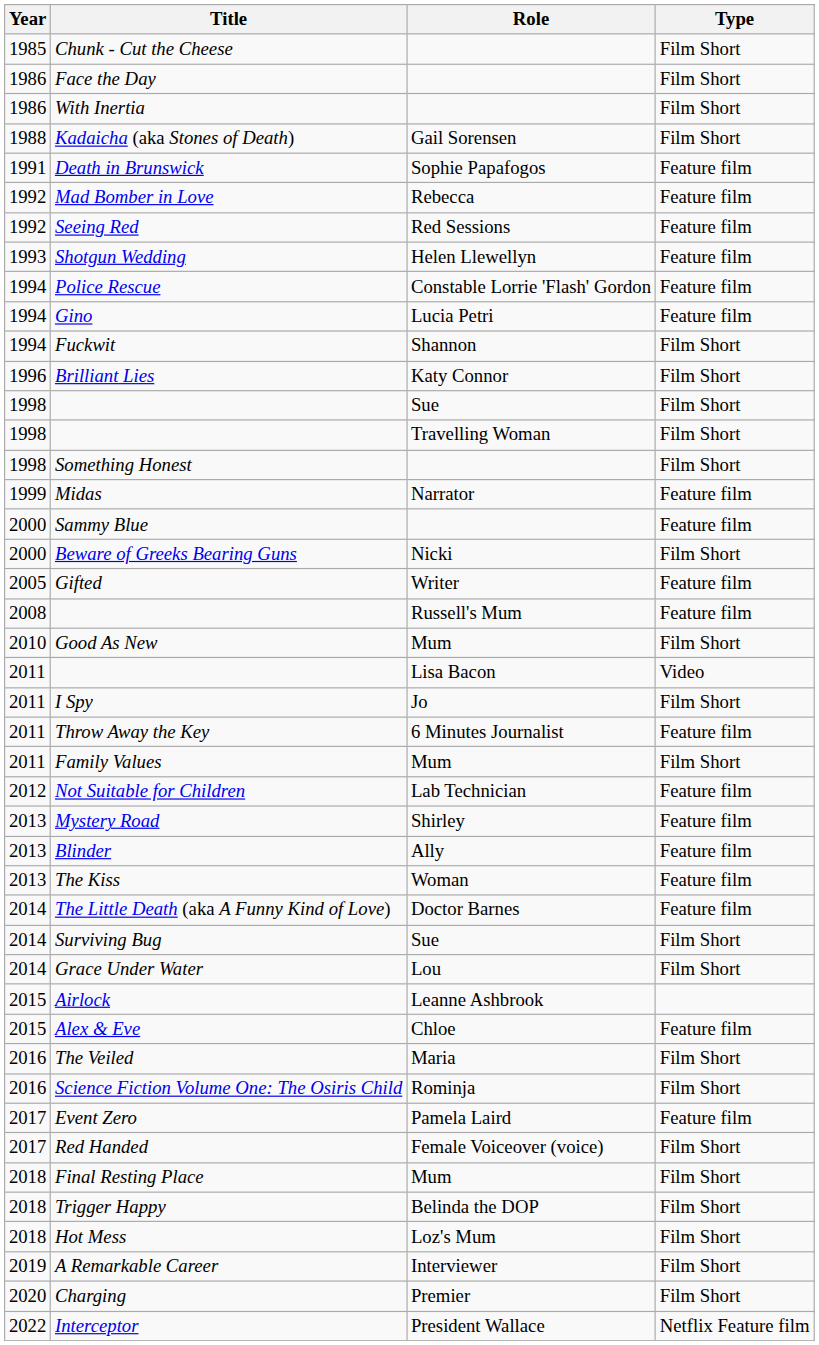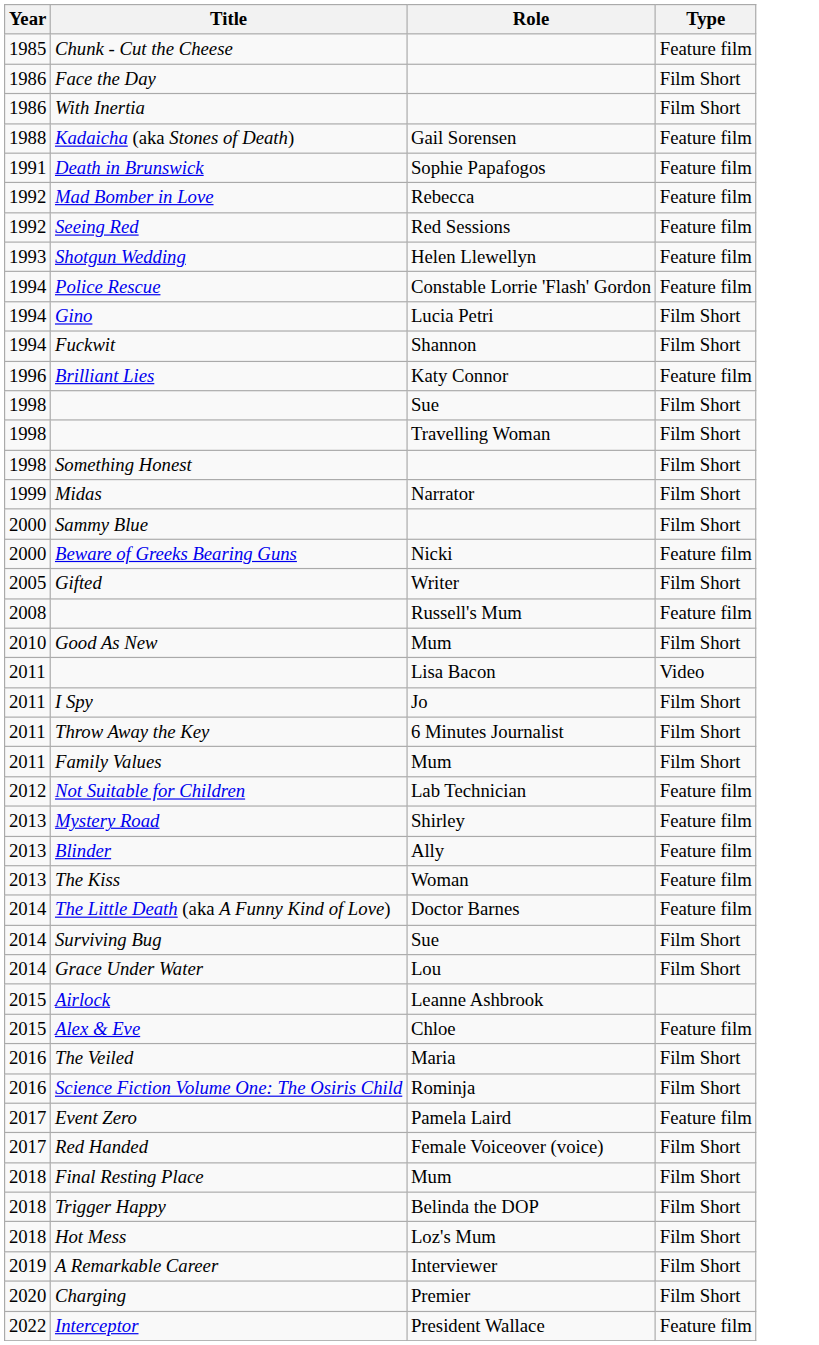(700, 49) Film Short -> (706, 49) Feature film
(700, 138) Film Short -> (706, 138) Feature film
(706, 316) Feature film -> (700, 316) Film Short
(700, 375) Film Short -> (706, 375) Feature film
(706, 494) Feature film -> (700, 494) Film Short
(706, 524) Feature film -> (700, 524) Film Short
(700, 553) Film Short -> (706, 553) Feature film
(706, 583) Feature film -> (700, 583) Film Short
(706, 731) Feature film -> (700, 731) Film Short
(735, 1325) Netflix Feature film -> (706, 1325) Feature film
